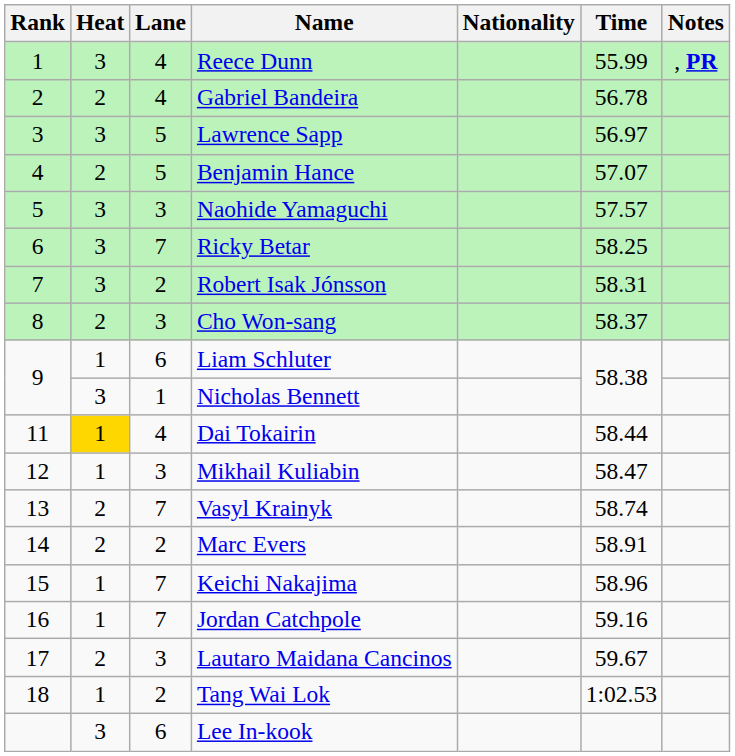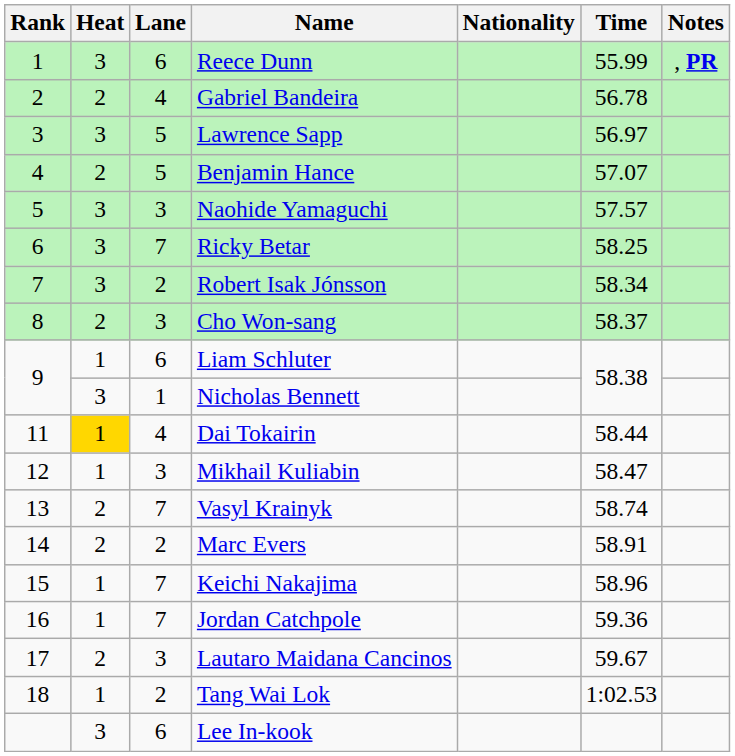(161, 60) 4 -> (161, 60) 6
(621, 284) 58.31 -> (621, 284) 58.34
(621, 619) 59.16 -> (621, 619) 59.36
